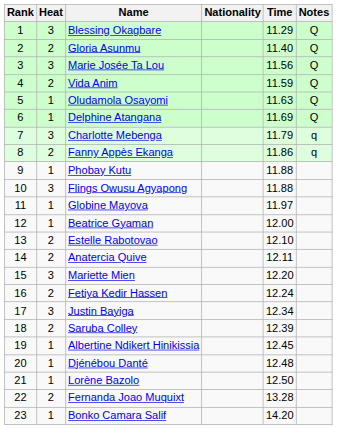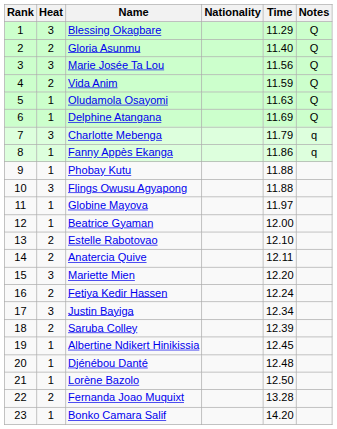(51, 153) 2 -> (51, 153) 1
